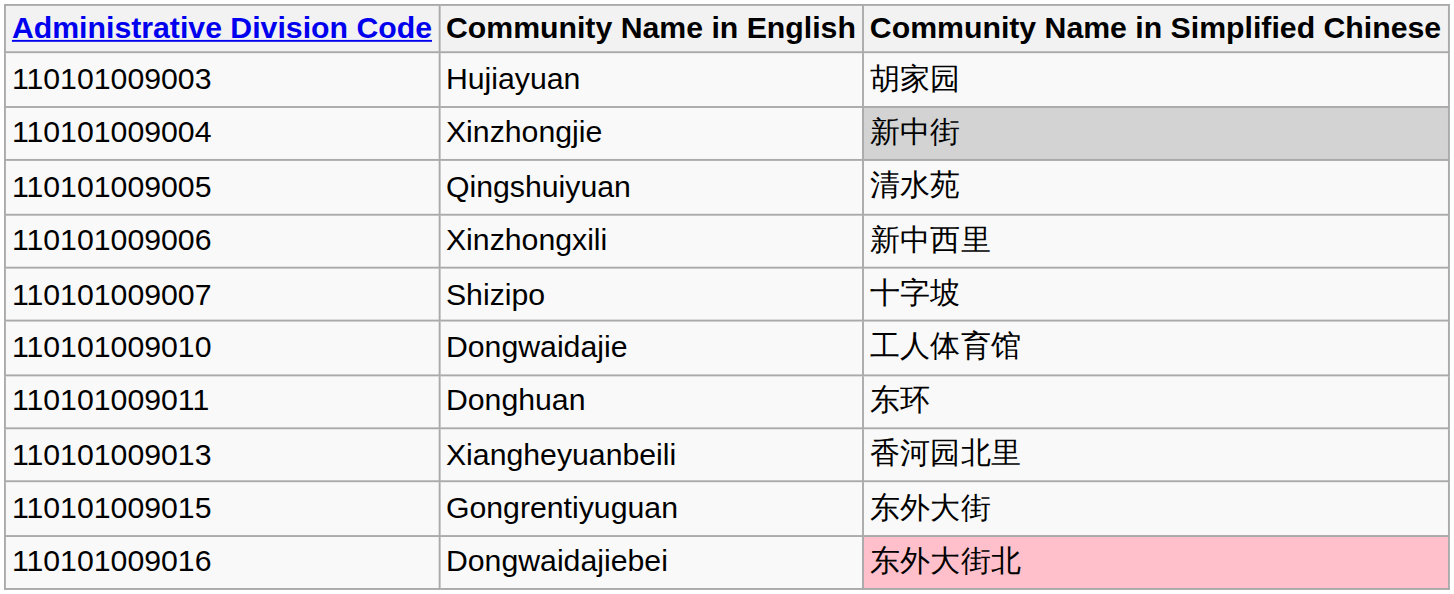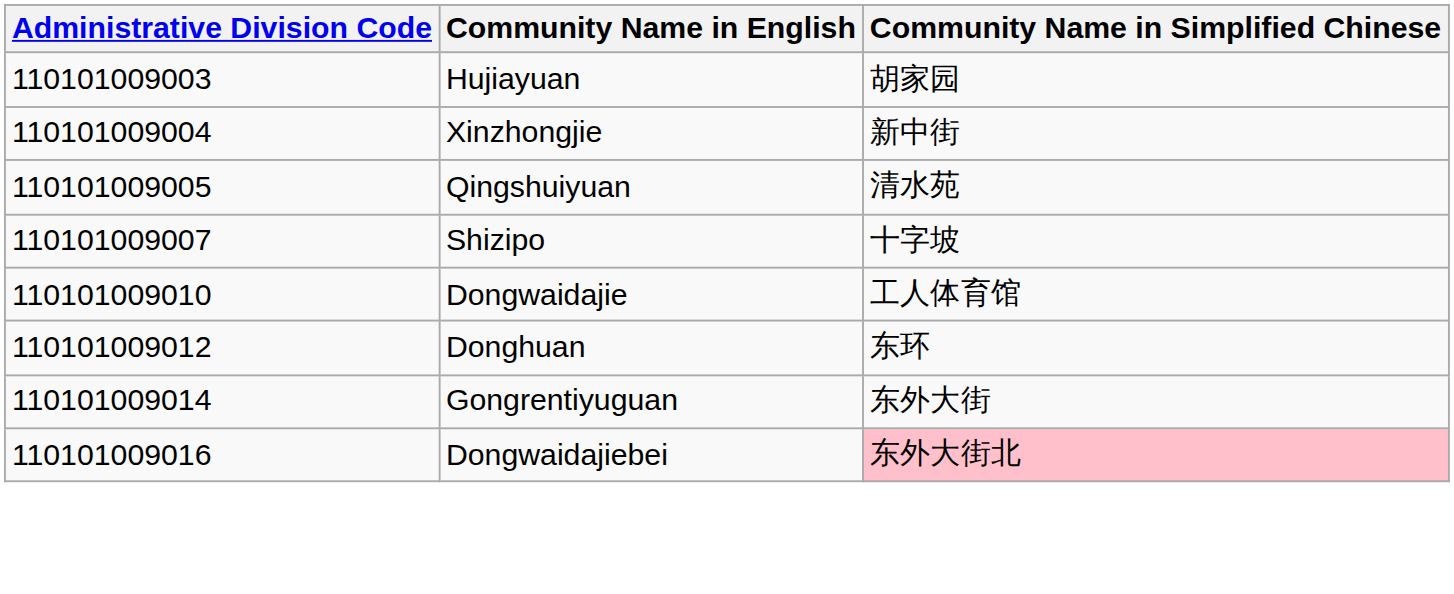(915, 131) lightgrey background -> (915, 131) no background
- row: (527, 240)
(111, 401) 110101009011 -> (112, 347) 110101009012
- row: (561, 454)
(112, 508) 110101009015 -> (112, 401) 110101009014
